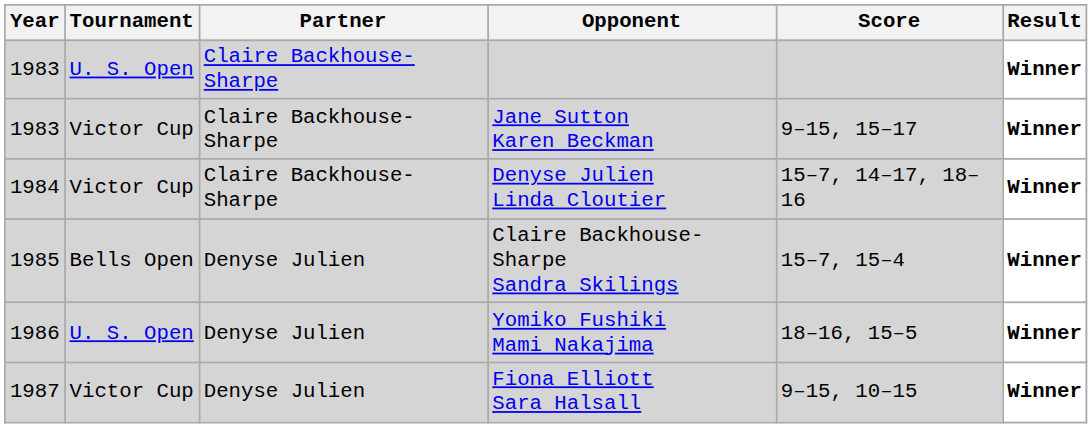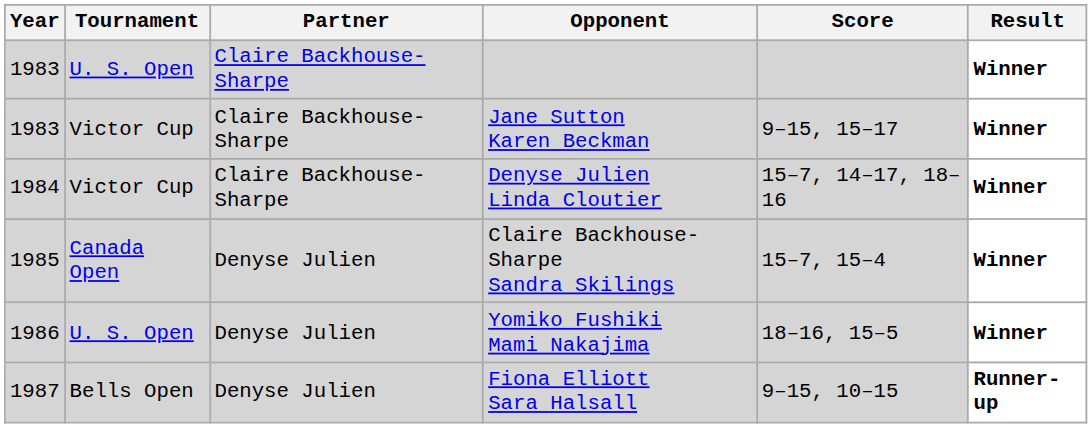(132, 260) Bells Open -> (107, 260) Canada Open
(132, 392) Victor Cup -> (132, 392) Bells Open
(1045, 392) Winner -> (1017, 392) Runner-up
